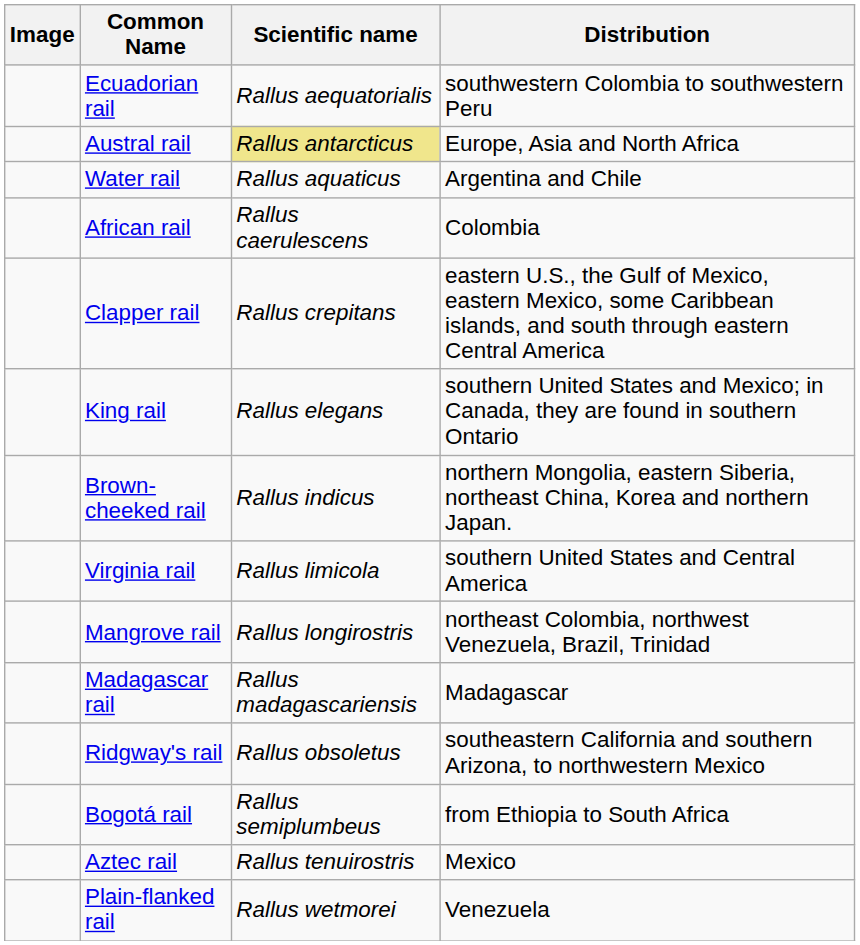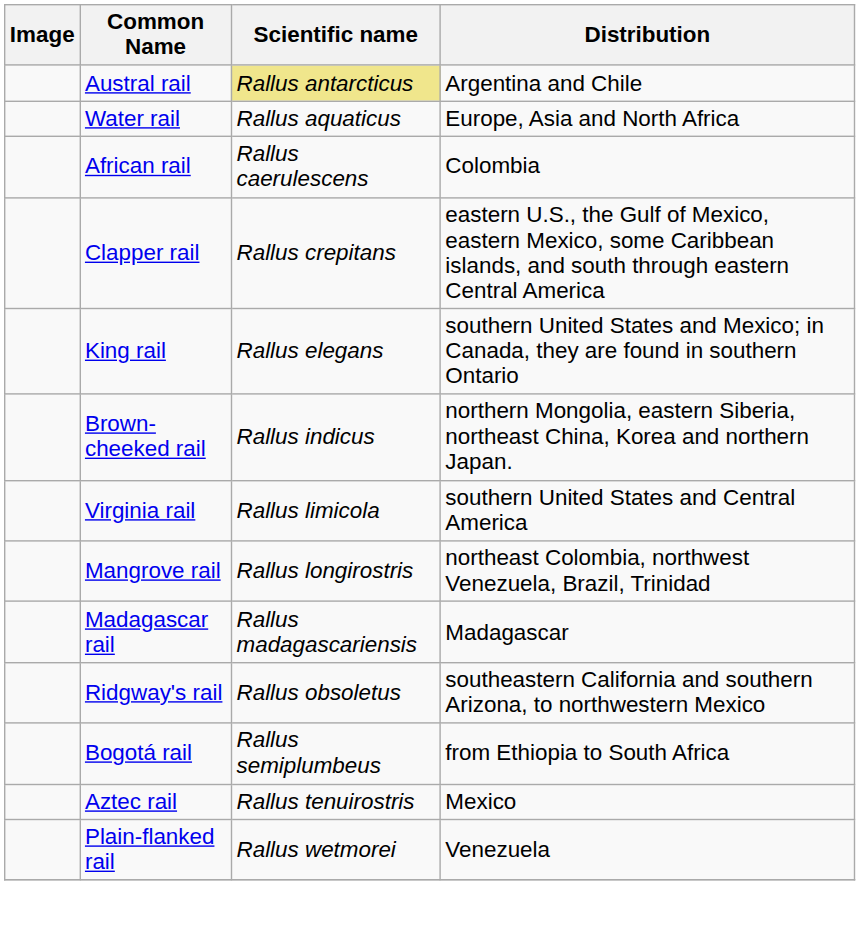- row: (142, 95)
(592, 143) Europe, Asia and North Africa -> (544, 82) Argentina and Chile
(543, 179) Argentina and Chile -> (592, 118) Europe, Asia and North Africa
